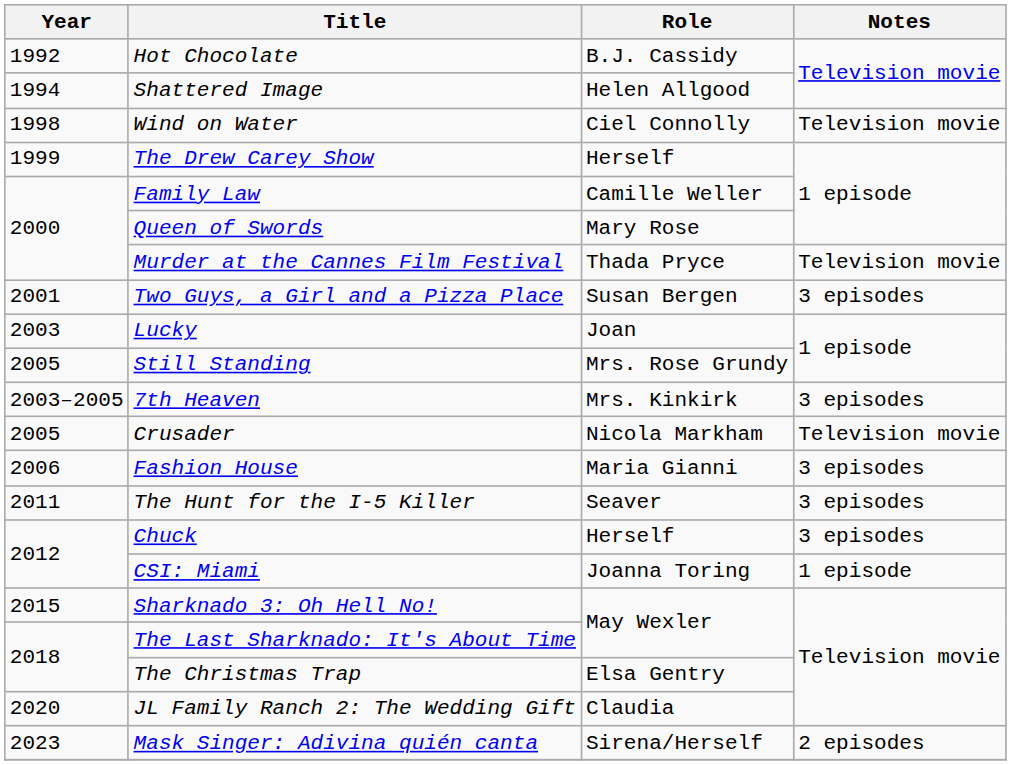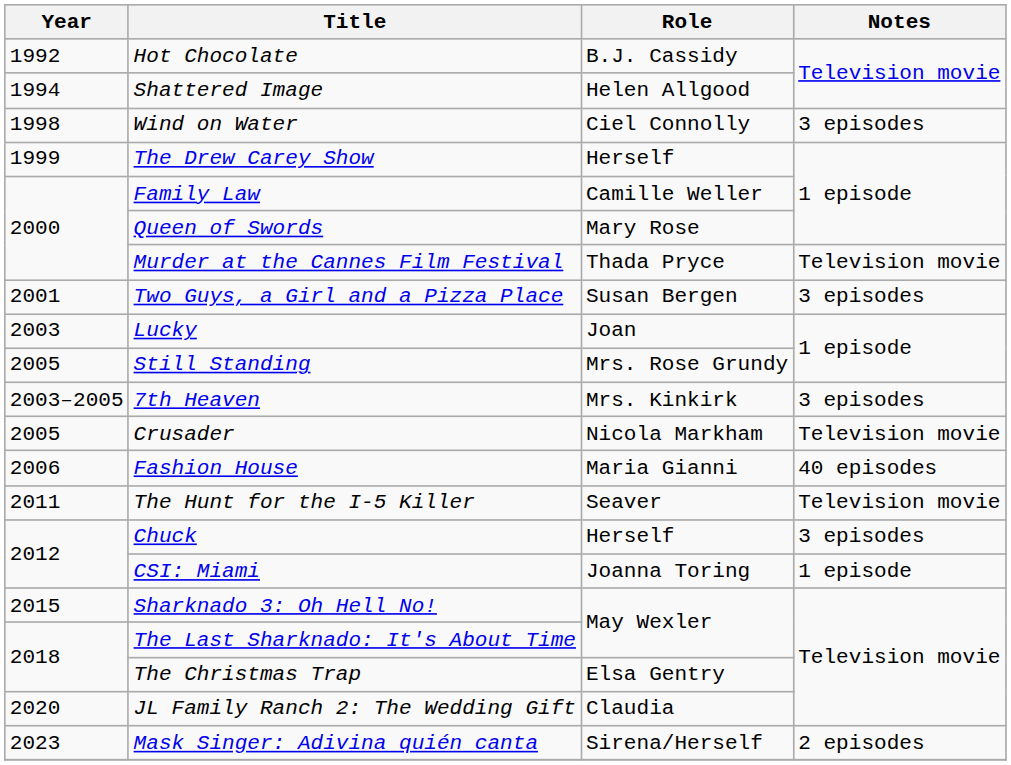(899, 125) Television movie -> (861, 125) 3 episodes
(861, 468) 3 episodes -> (868, 468) 40 episodes
(861, 503) 3 episodes -> (899, 503) Television movie
